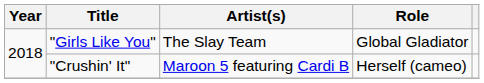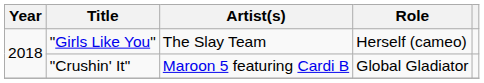(412, 41) Global Gladiator -> (412, 41) Herself (cameo)
(412, 66) Herself (cameo) -> (412, 66) Global Gladiator
